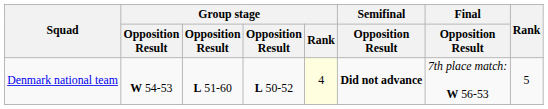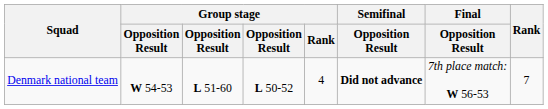(321, 81) lightyellow background -> (321, 81) no background
(527, 81) 5 -> (527, 81) 7
